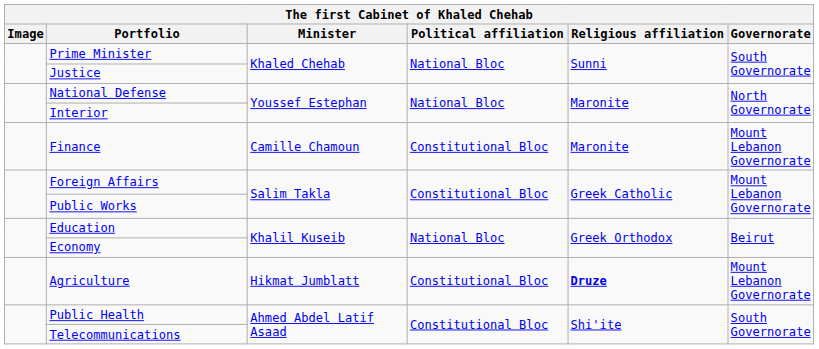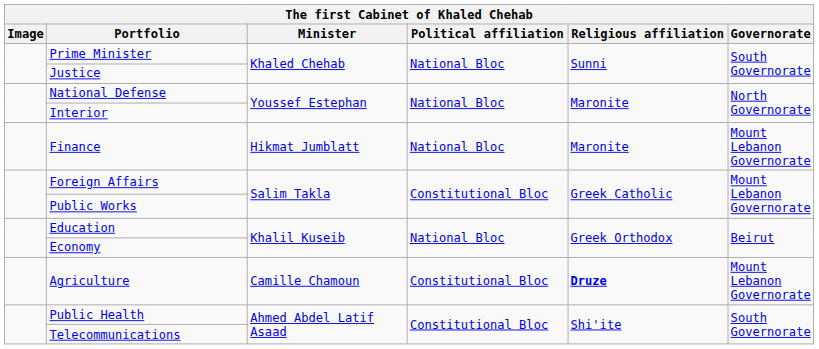(305, 146) Camille Chamoun -> (305, 146) Hikmat Jumblatt
(479, 146) Constitutional Bloc -> (457, 146) National Bloc
(305, 281) Hikmat Jumblatt -> (305, 281) Camille Chamoun
